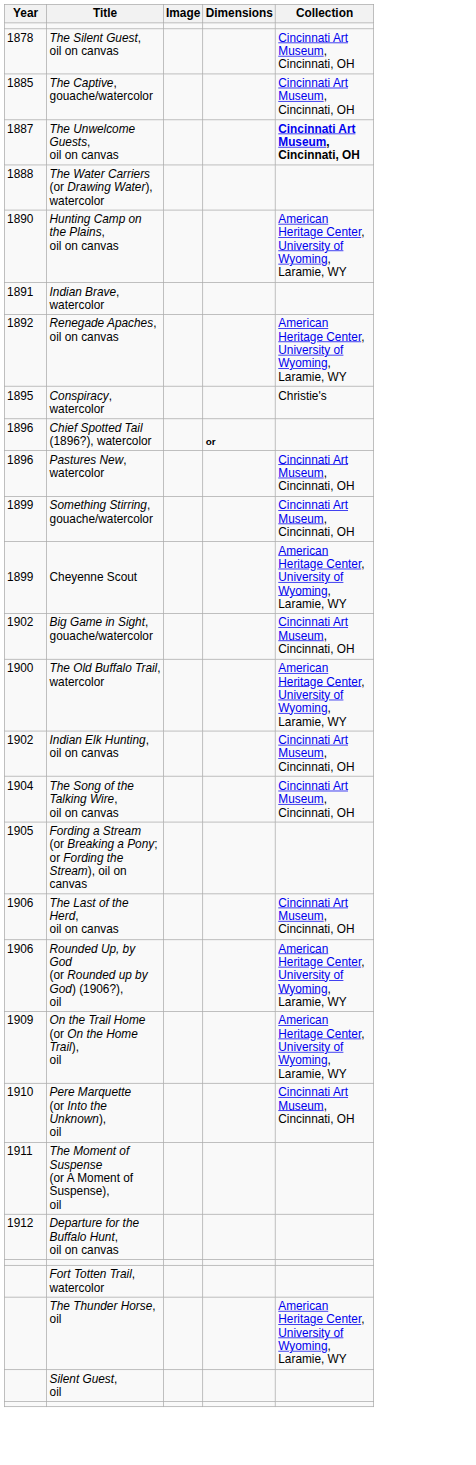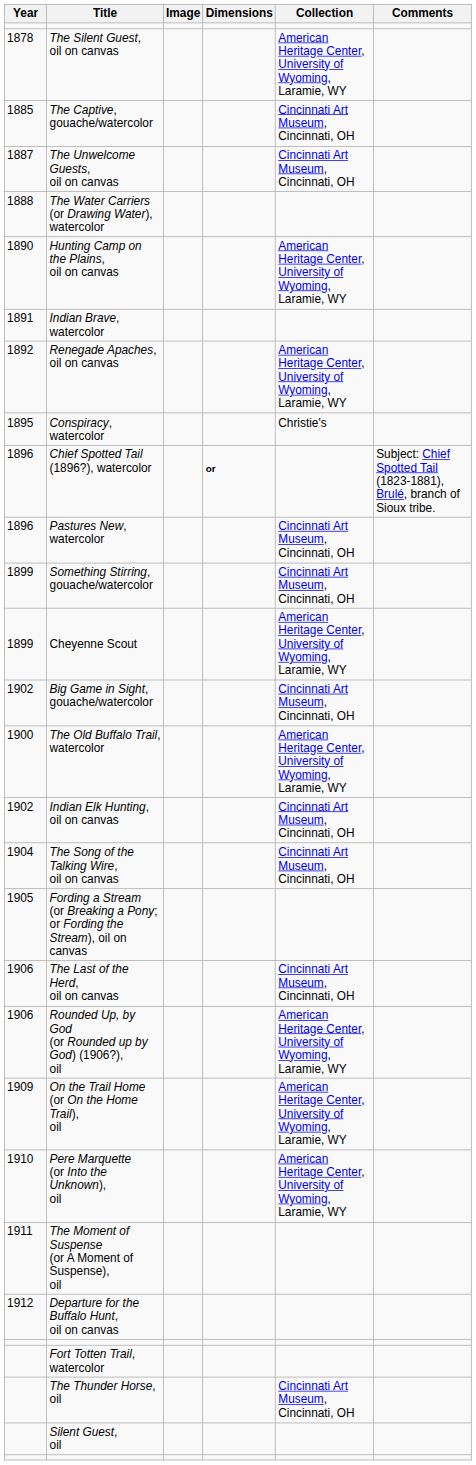+ column: (422, 13)
(316, 51) Cincinnati Art Museum, Cincinnati, OH -> (321, 64) American Heritage Center, University of Wyoming, Laramie, WY
(319, 142) bold -> (316, 168) normal
(316, 1106) Cincinnati Art Museum, Cincinnati, OH -> (321, 1186) American Heritage Center, University of Wyoming, Laramie, WY
(321, 1333) American Heritage Center, University of Wyoming, Laramie, WY -> (316, 1400) Cincinnati Art Museum, Cincinnati, OH
